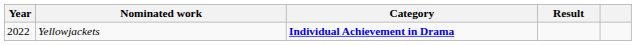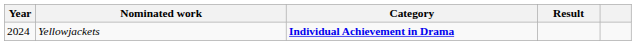(18, 31) 2022 -> (18, 31) 2024
